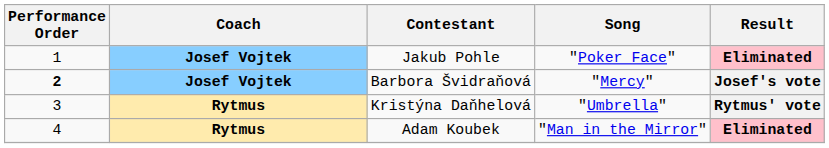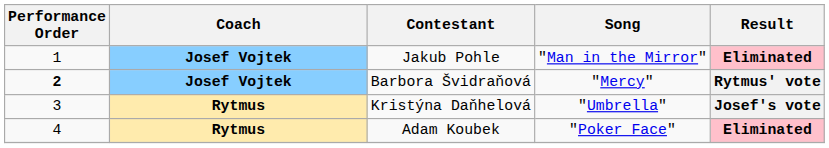(622, 58) "Poker Face" -> (623, 58) "Man in the Mirror"
(767, 82) Josef's vote -> (767, 82) Rytmus' vote
(767, 106) Rytmus' vote -> (767, 106) Josef's vote
(623, 130) "Man in the Mirror" -> (622, 130) "Poker Face"
